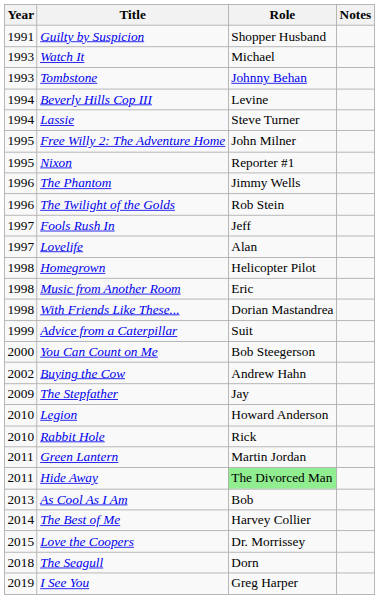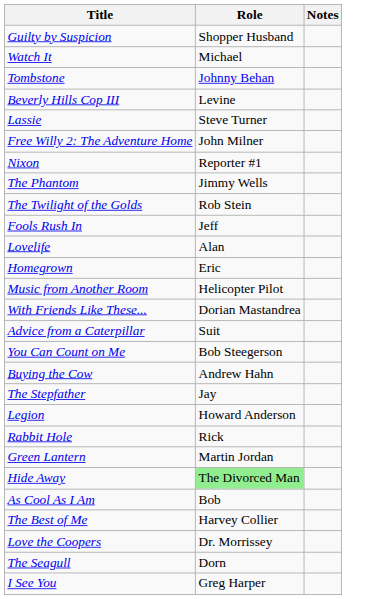- column: (21, 15)
(274, 267) Helicopter Pilot -> (210, 267) Eric
(242, 288) Eric -> (241, 288) Helicopter Pilot
